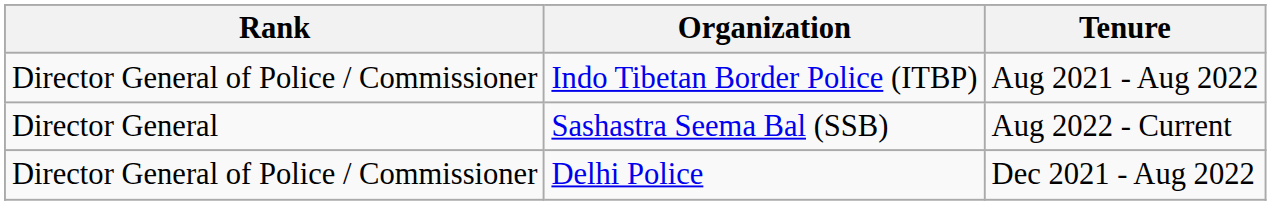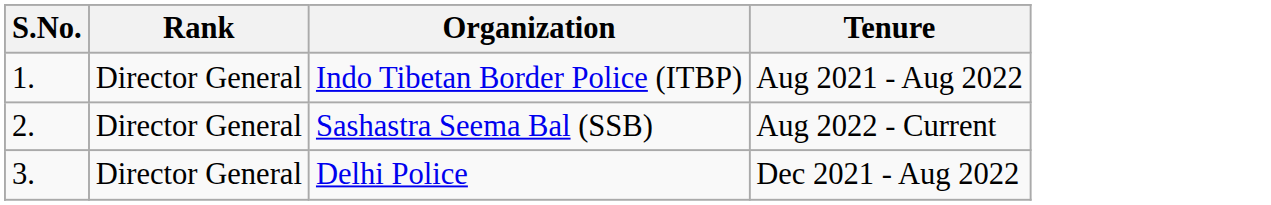+ column: (47, 28)
(275, 77) Director General of Police / Commissioner -> (199, 77) Director General
(275, 174) Director General of Police / Commissioner -> (199, 174) Director General
